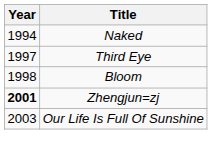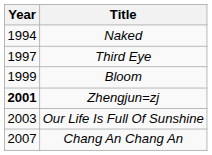(22, 77) 1998 -> (22, 77) 1999
+ row: (123, 139)
